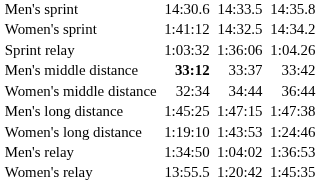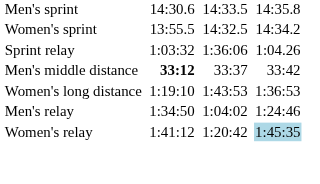(187, 29) 1:41:12 -> (172, 29) 13:55.5
- row: (81, 91)
- row: (64, 111)
(293, 131) 1:24:46 -> (278, 91) 1:36:53
(293, 152) 1:36:53 -> (278, 111) 1:24:46
(187, 172) 13:55.5 -> (172, 131) 1:41:12
(293, 172) no background -> (278, 131) lightblue background
